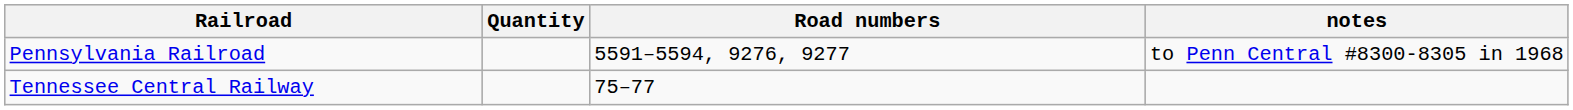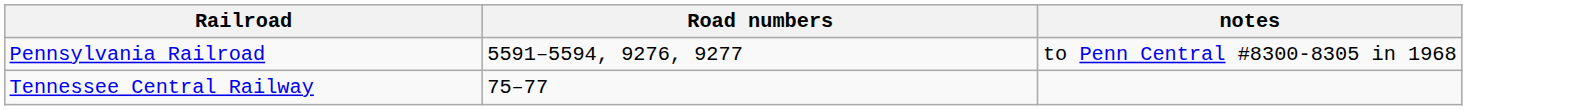- column: (536, 21)
